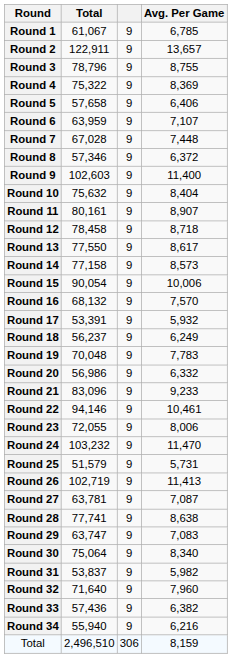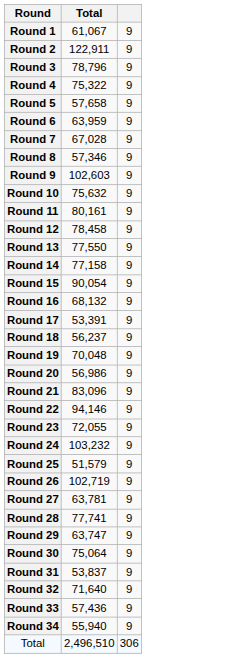- column: (184, 13)
